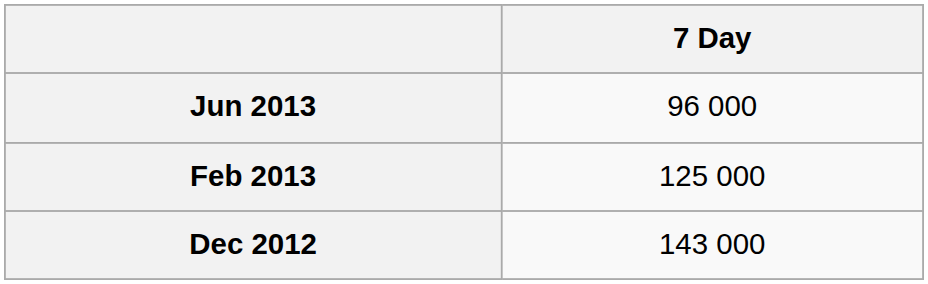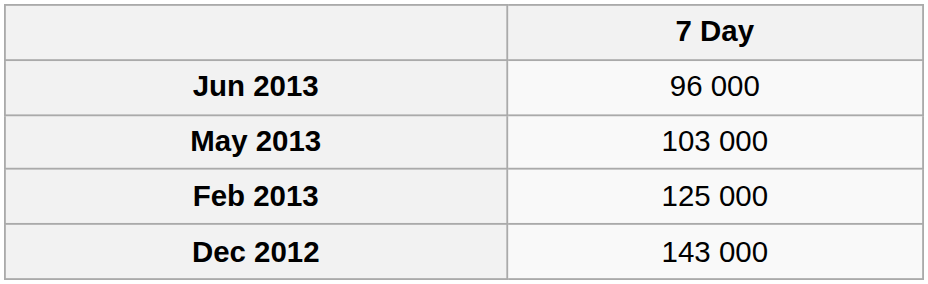+ row: (256, 141)
